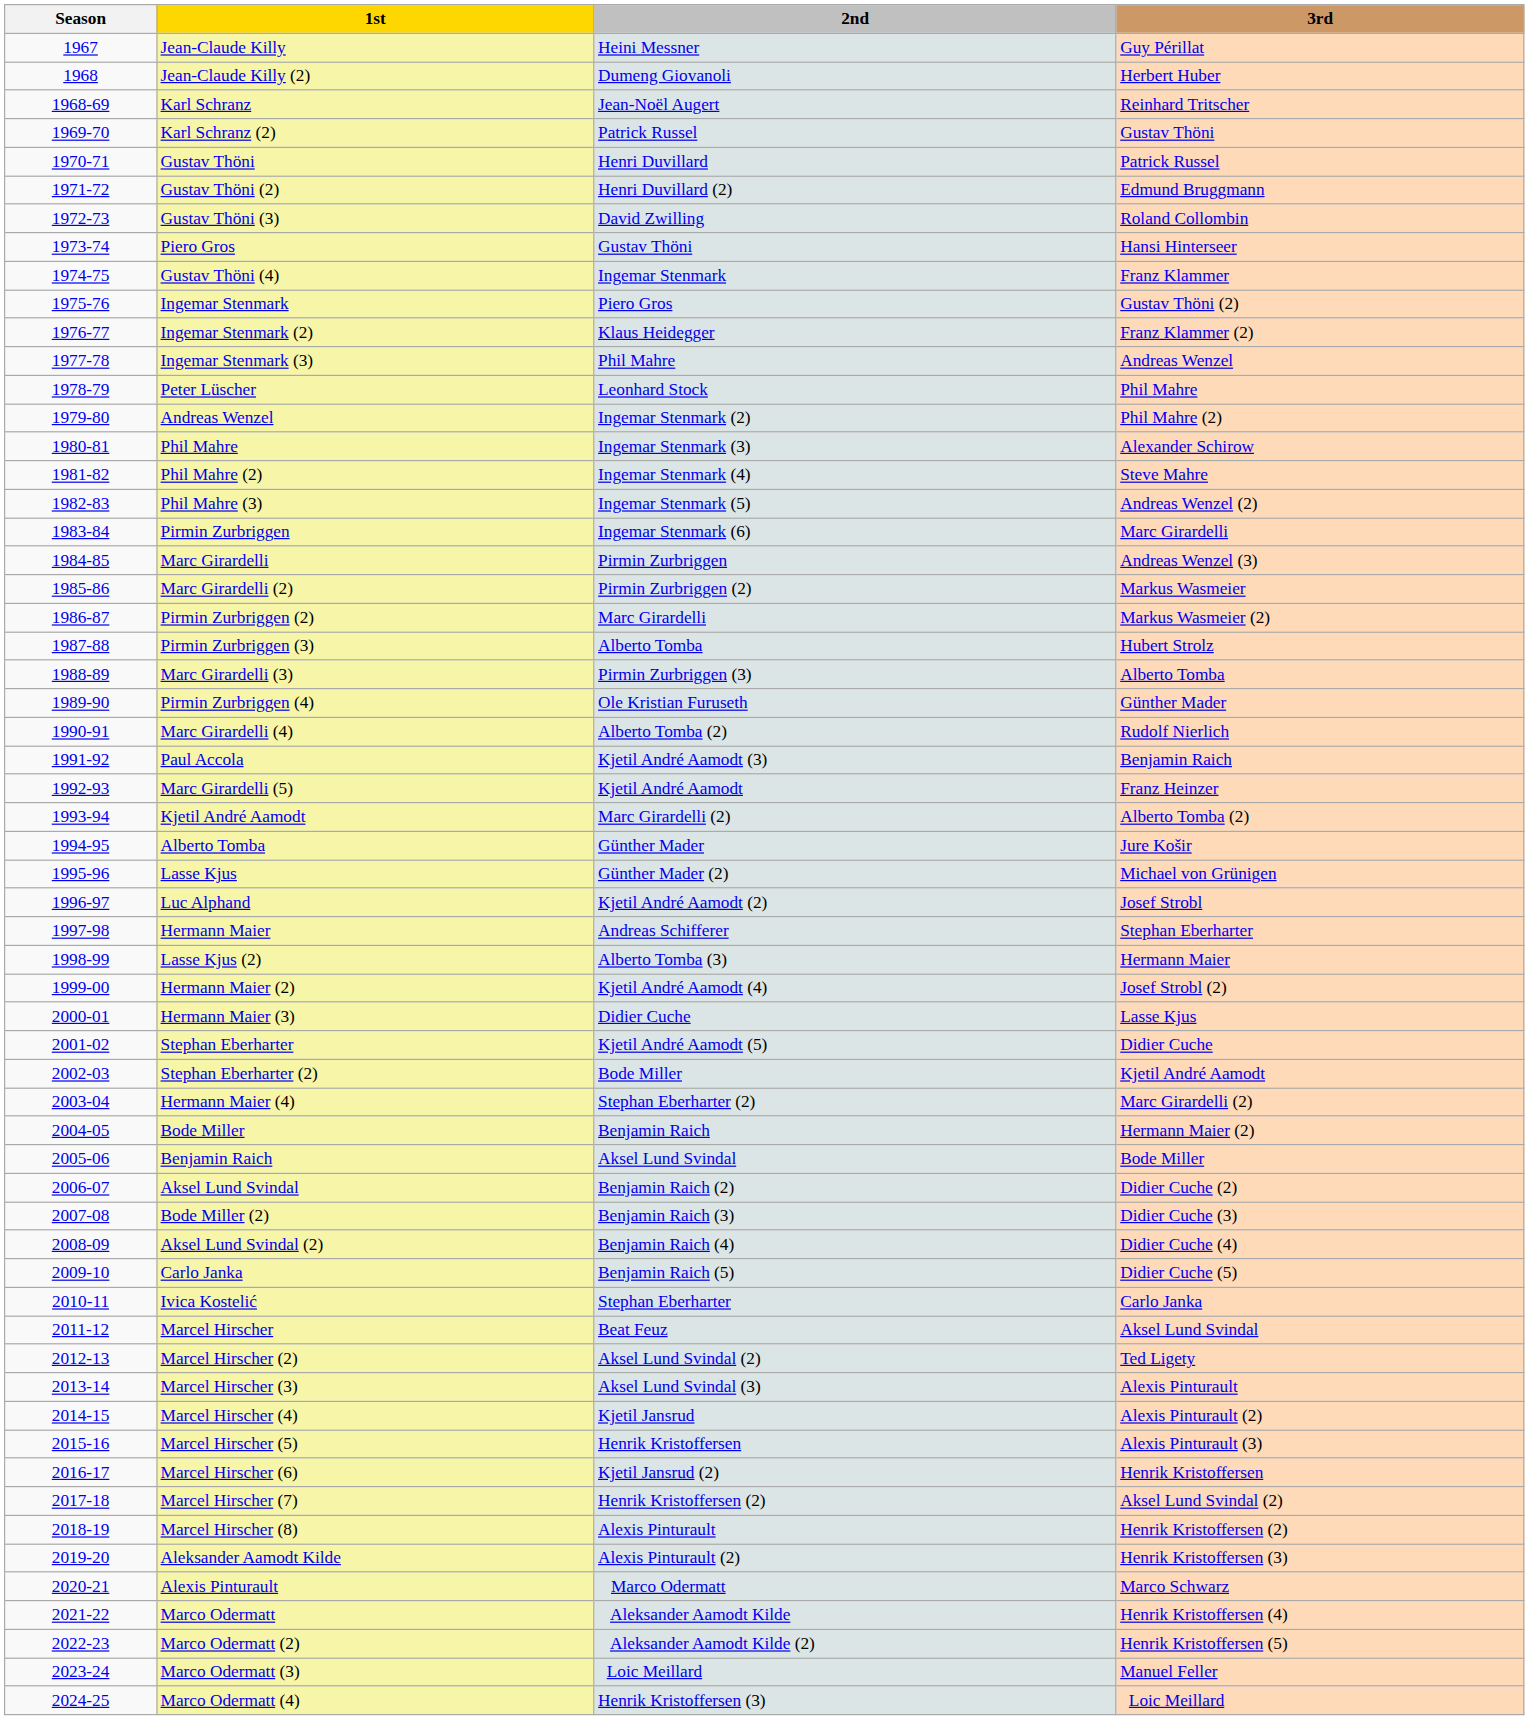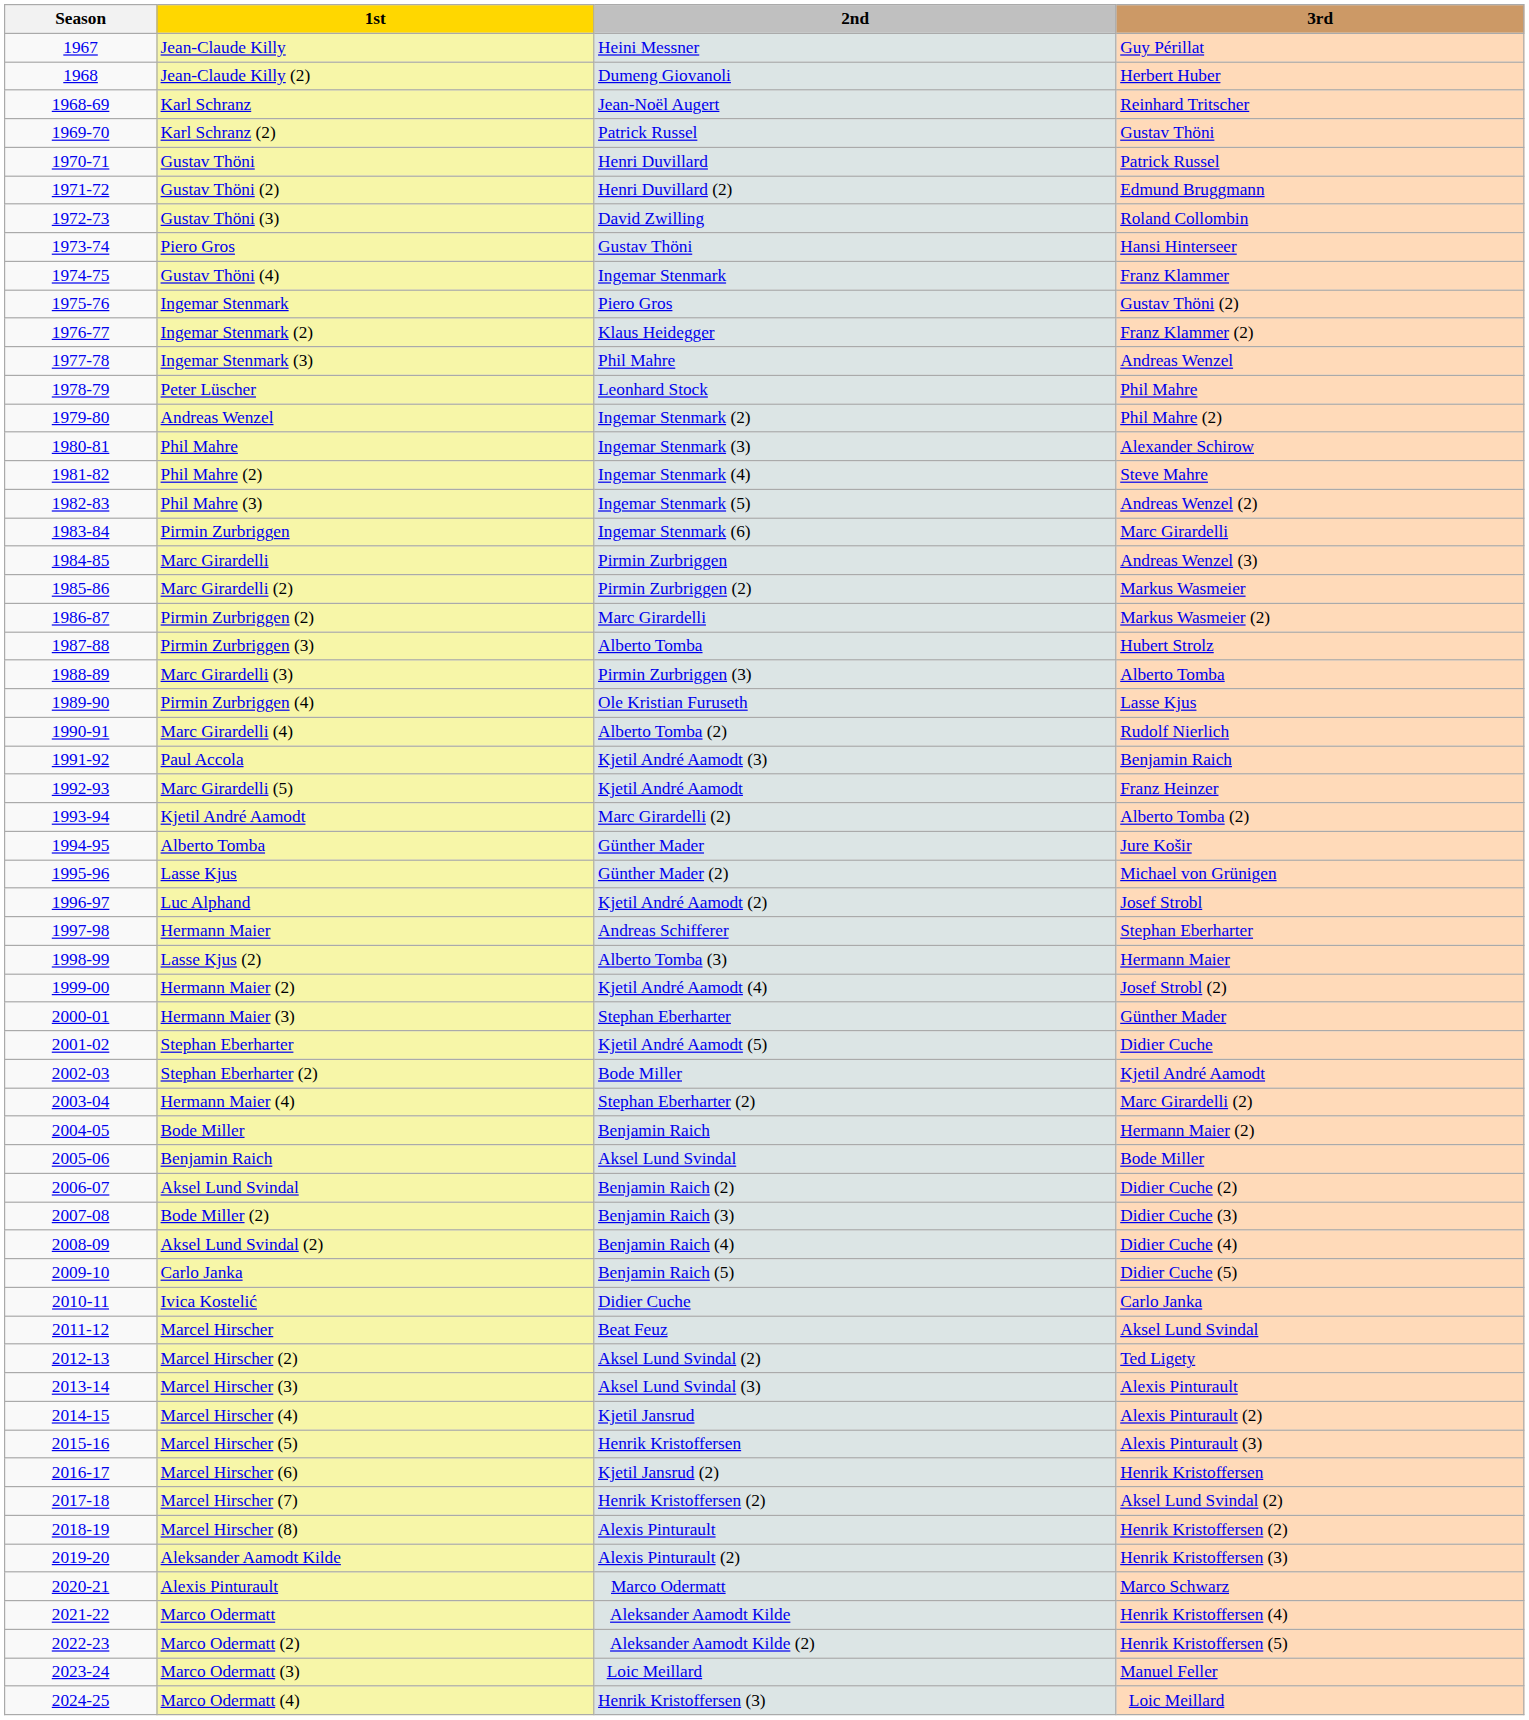(1173, 703) Günther Mader -> (1158, 703) Lasse Kjus
(644, 1016) Didier Cuche -> (664, 1016) Stephan Eberharter
(1158, 1016) Lasse Kjus -> (1173, 1016) Günther Mader
(664, 1301) Stephan Eberharter -> (644, 1301) Didier Cuche
